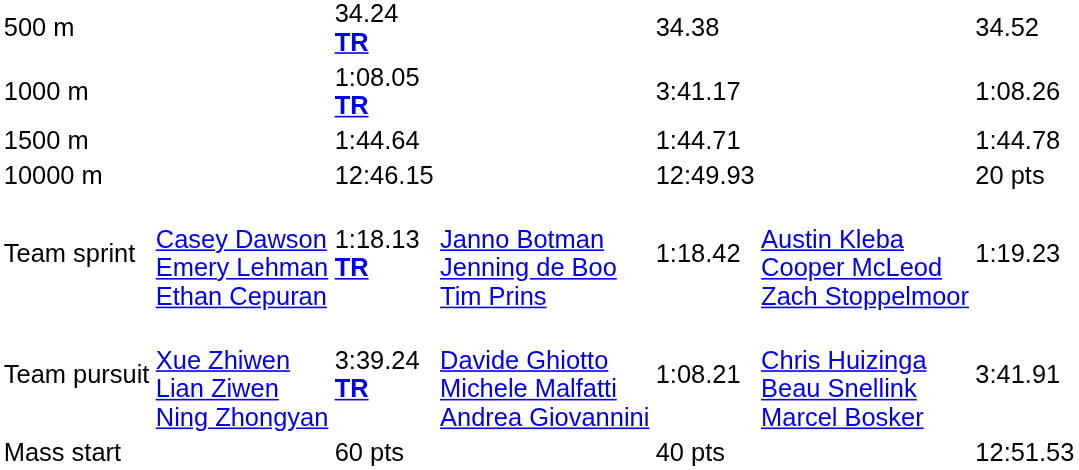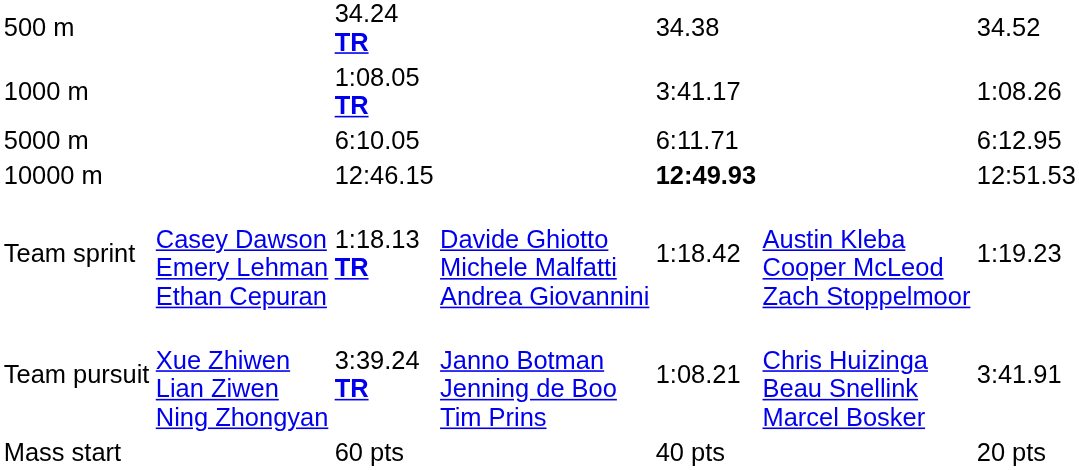- row: (377, 140)
+ row: (377, 140)
(705, 175) normal -> (706, 175) bold
(1010, 175) 20 pts -> (1026, 175) 12:51.53
(528, 268) Janno Botman Jenning de Boo Tim Prins -> (545, 268) Davide Ghiotto Michele Malfatti Andrea Giovannini
(545, 389) Davide Ghiotto Michele Malfatti Andrea Giovannini -> (528, 389) Janno Botman Jenning de Boo Tim Prins
(1025, 452) 12:51.53 -> (1011, 452) 20 pts
